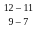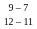rows swapped: (18, 8) <-> (18, 21)
